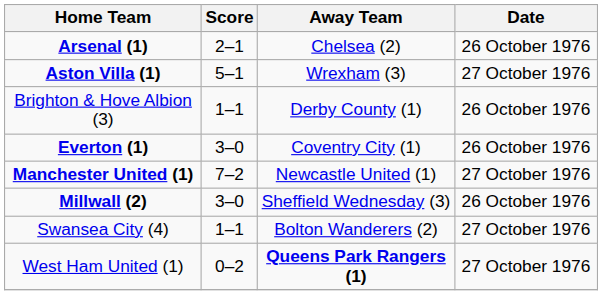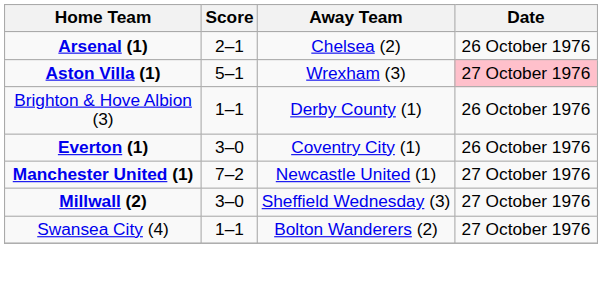(526, 73) no background -> (526, 73) pink background
(526, 202) 26 October 1976 -> (526, 202) 27 October 1976
- row: (103, 266)
